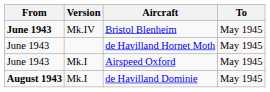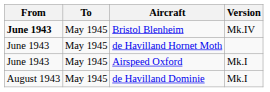columns swapped: (241, 12) <-> (84, 12)
(34, 78) bold -> (33, 78) normal
